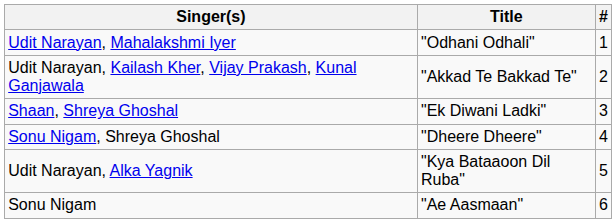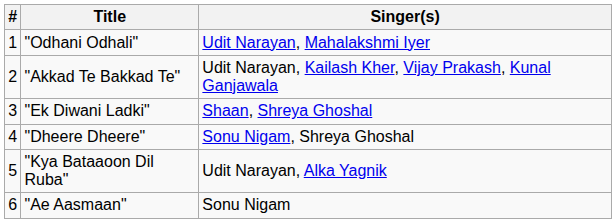columns swapped: (603, 17) <-> (211, 17)
